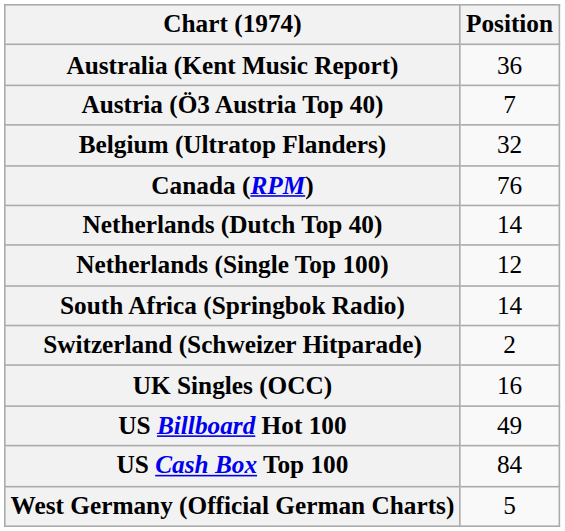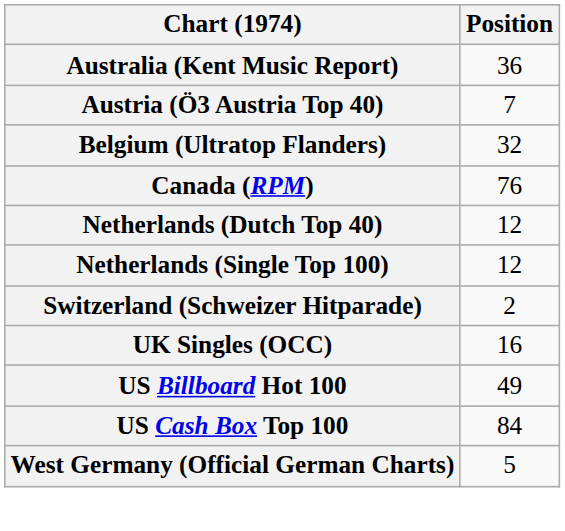(510, 225) 14 -> (510, 225) 12
- row: (232, 305)
